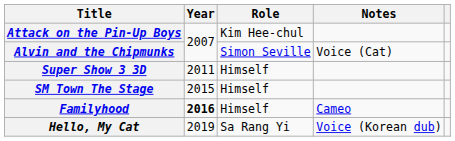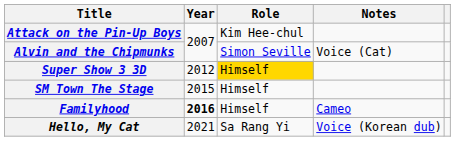(201, 70) 2011 -> (201, 70) 2012
(245, 70) no background -> (245, 70) gold background
(201, 127) 2019 -> (201, 127) 2021
